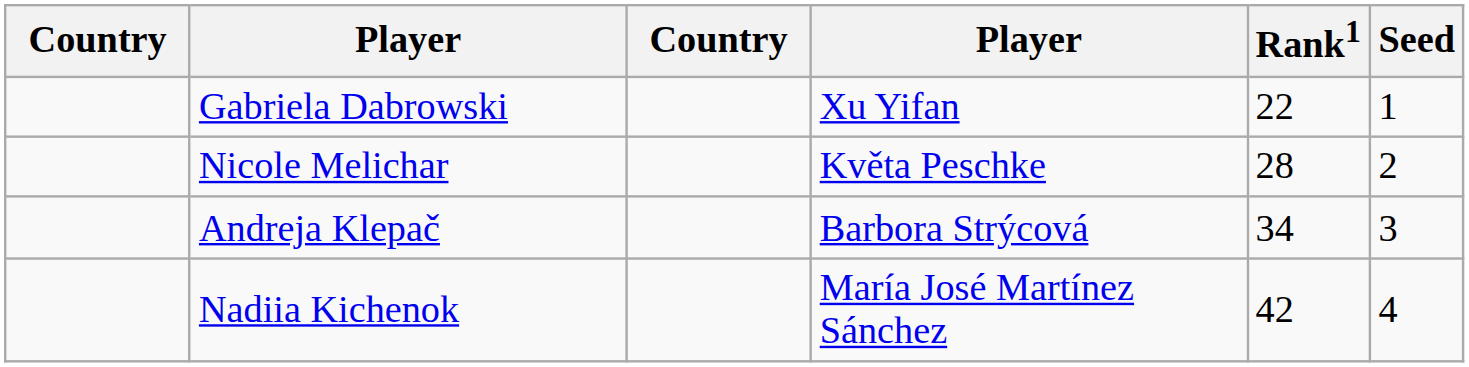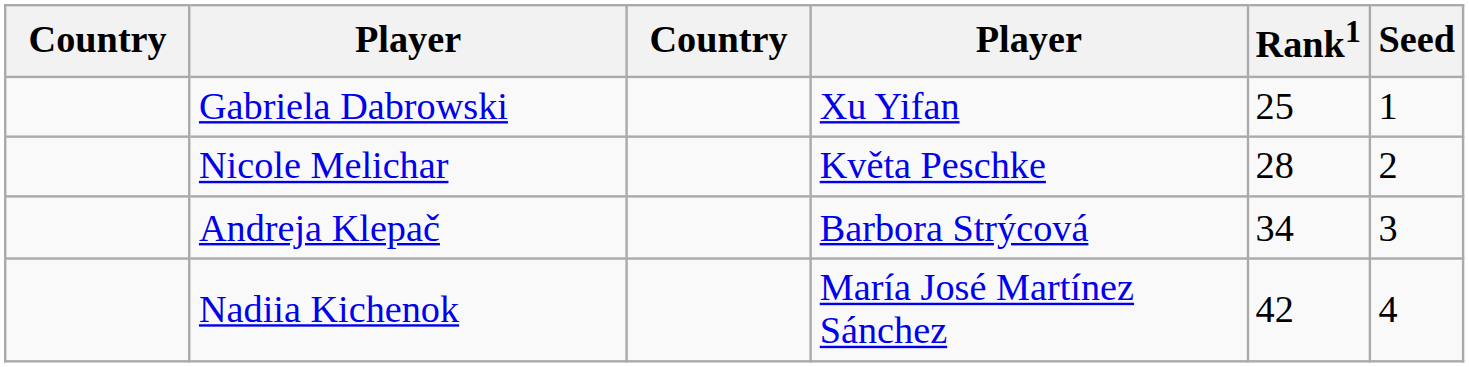(1275, 105) 22 -> (1275, 105) 25
